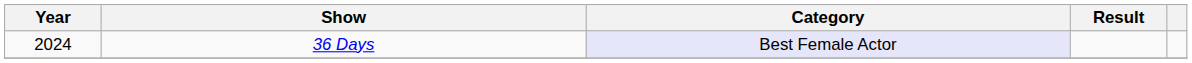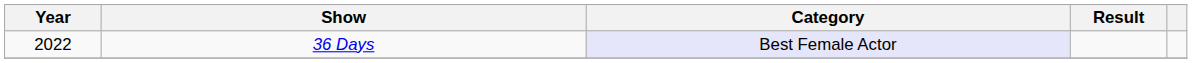(53, 44) 2024 -> (53, 44) 2022
